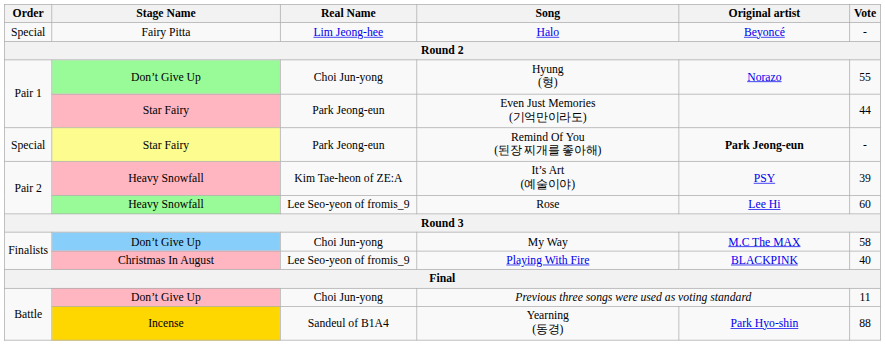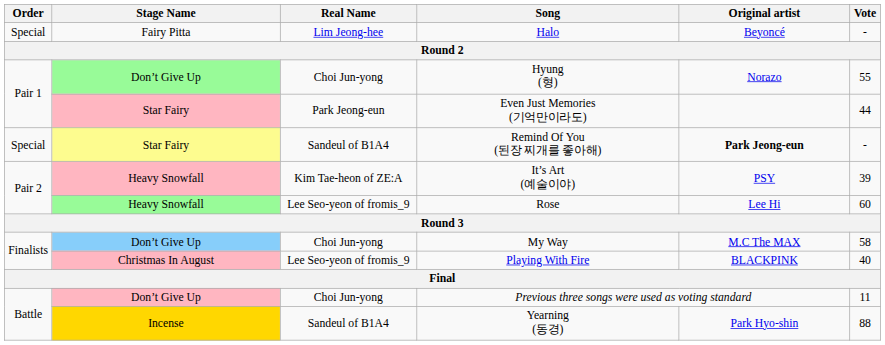(348, 144) Park Jeong-eun -> (348, 144) Sandeul of B1A4
